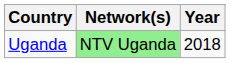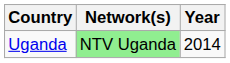(202, 44) 2018 -> (202, 44) 2014
